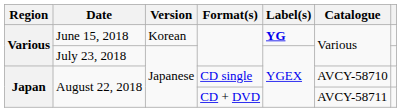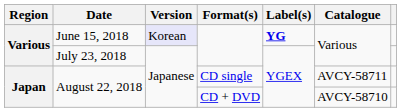(167, 35) no background -> (167, 35) lavender background
(353, 76) AVCY-58710 -> (352, 76) AVCY-58711
(352, 96) AVCY-58711 -> (353, 96) AVCY-58710
